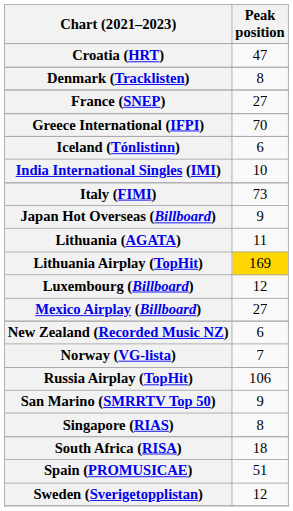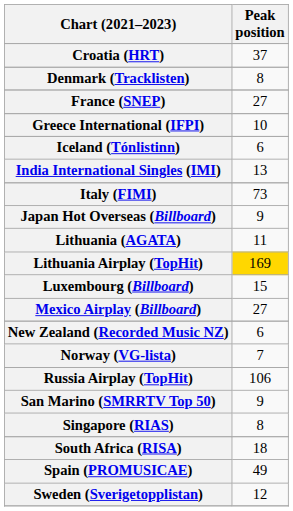(260, 55) 47 -> (260, 55) 37
(260, 124) 70 -> (260, 124) 10
(260, 170) 10 -> (260, 170) 13
(260, 286) 12 -> (260, 286) 15
(260, 471) 51 -> (260, 471) 49
